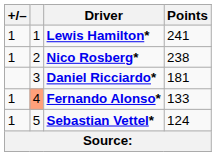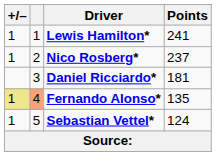(178, 57) 238 -> (178, 57) 237
(11, 99) no background -> (11, 99) khaki background
(178, 99) 133 -> (178, 99) 135
